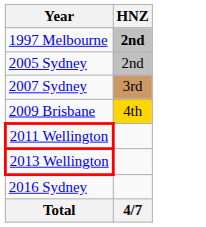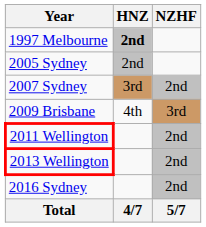+ column: (176, 16)
(133, 111) gold background -> (133, 111) no background
